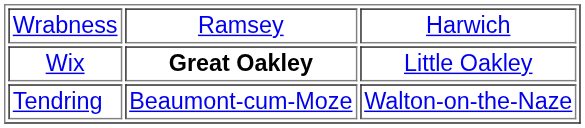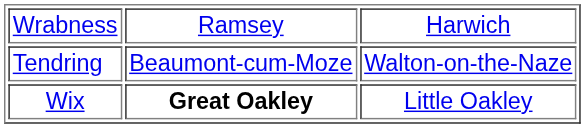rows swapped: (65, 63) <-> (58, 101)
